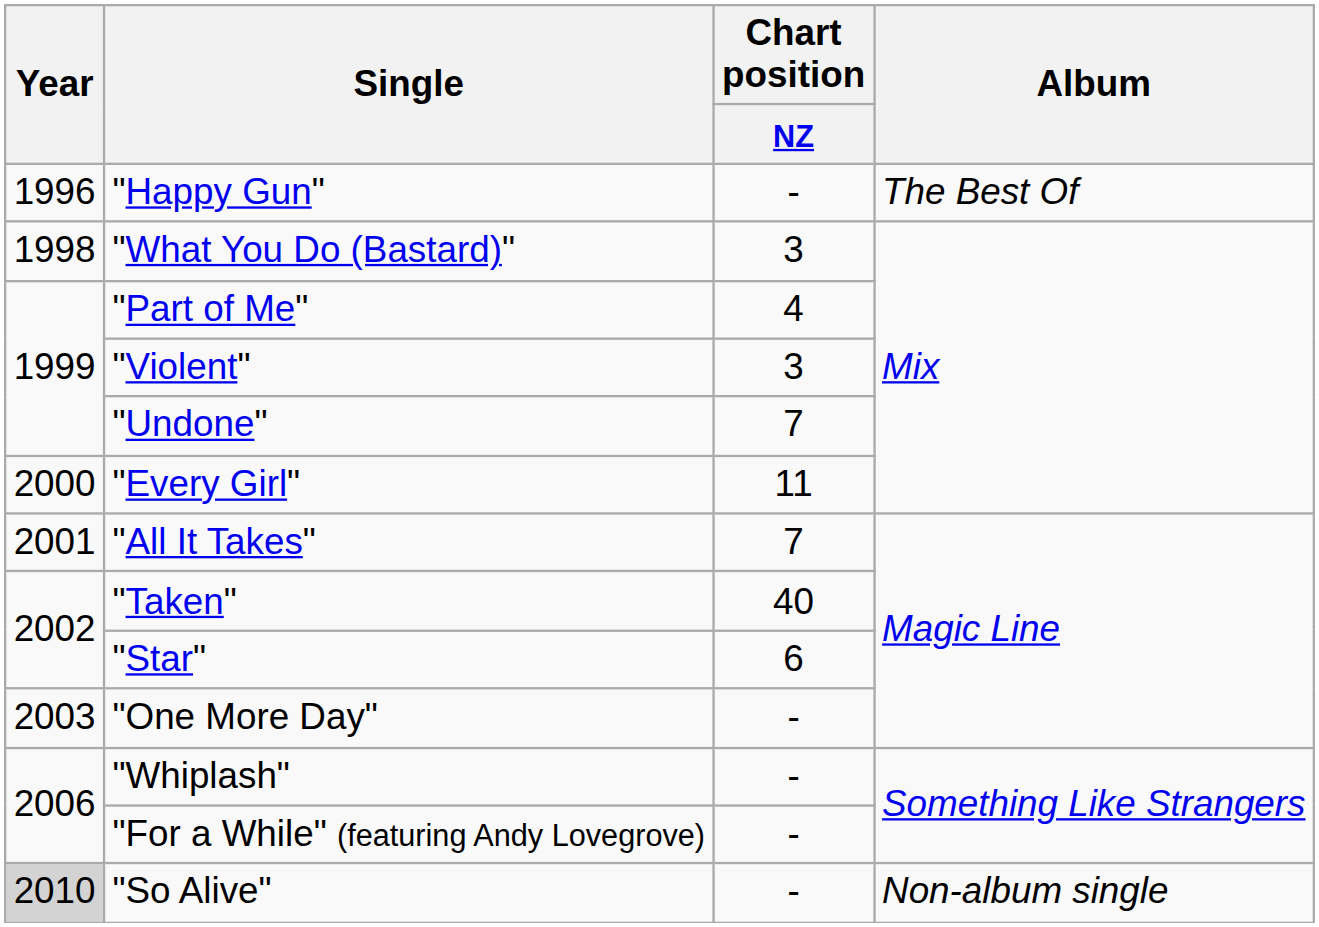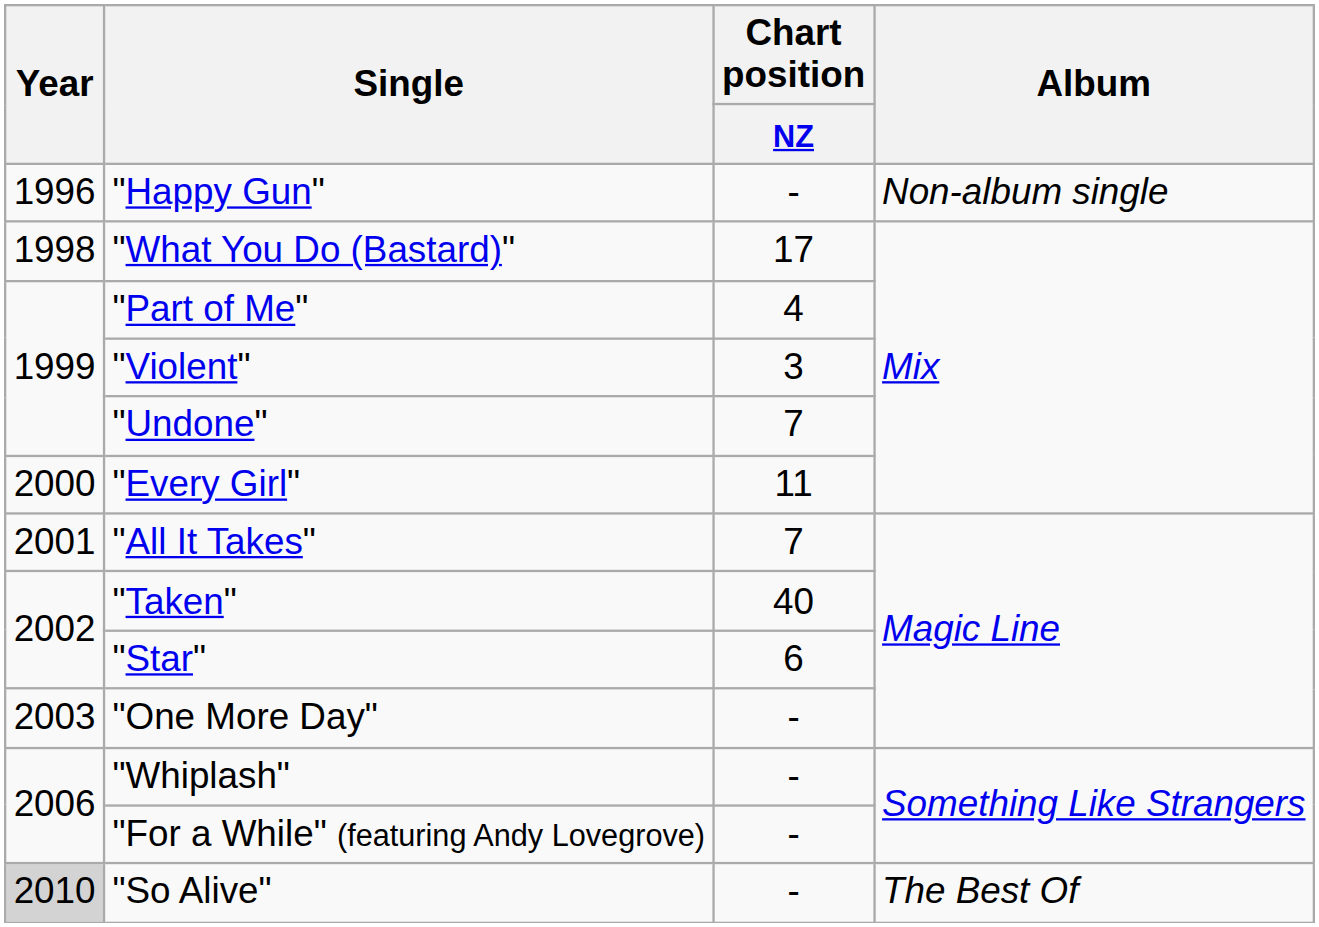(980, 191) The Best Of -> (1025, 191) Non-album single
(794, 250) 3 -> (794, 250) 17
(1025, 892) Non-album single -> (980, 892) The Best Of
